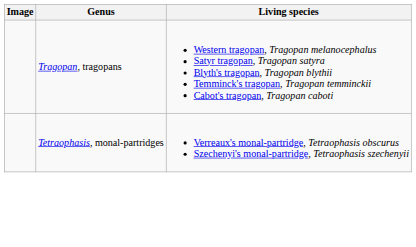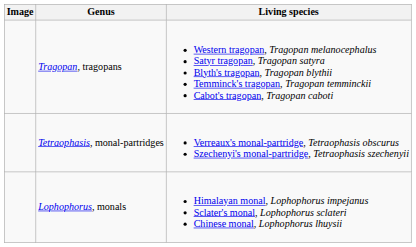+ row: (82, 207)
